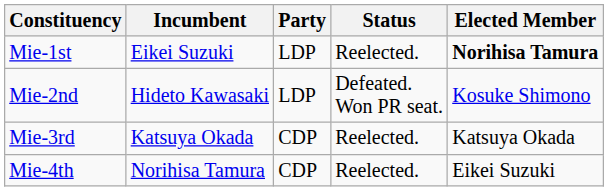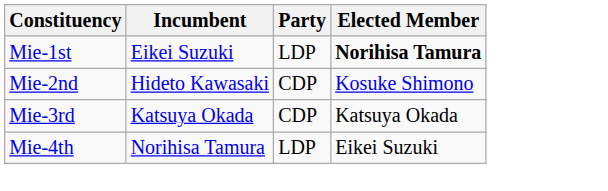- column: (389, 20)
(297, 95) LDP -> (298, 83) CDP
(298, 169) CDP -> (297, 147) LDP
